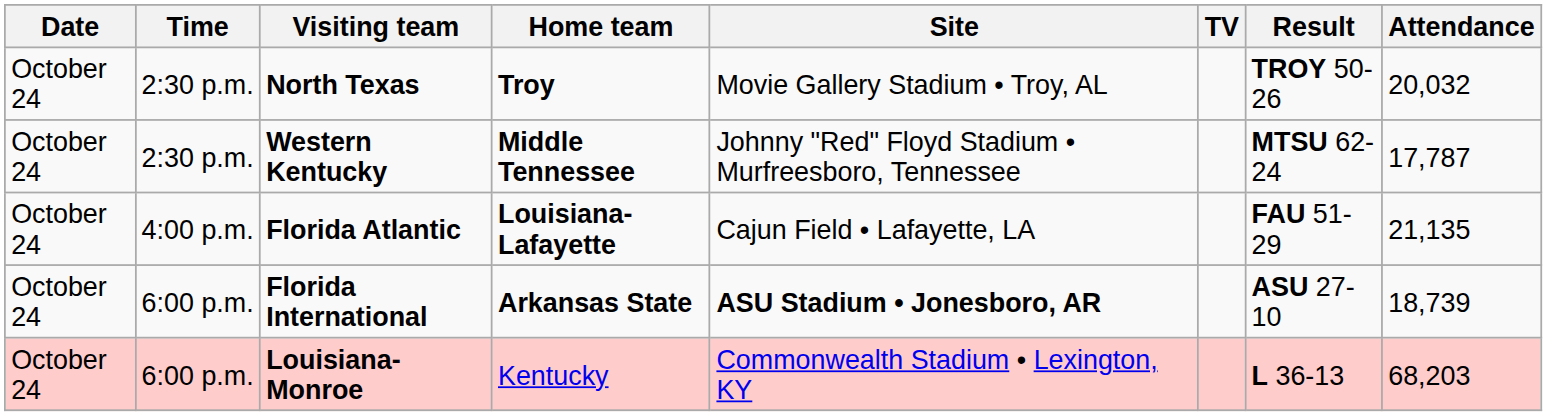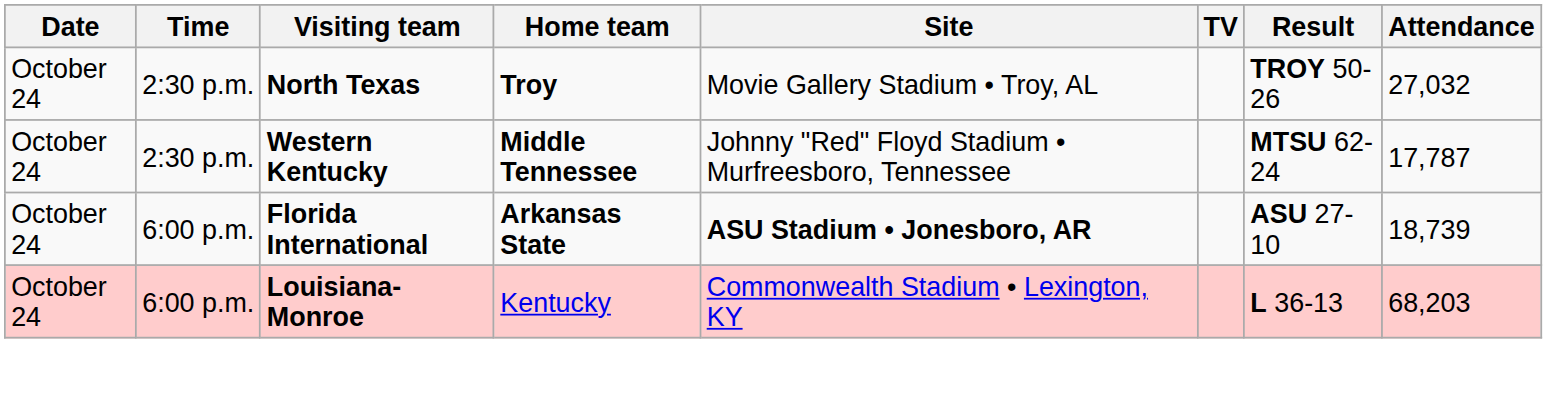(1429, 84) 20,032 -> (1429, 84) 27,032
- row: (364, 229)
